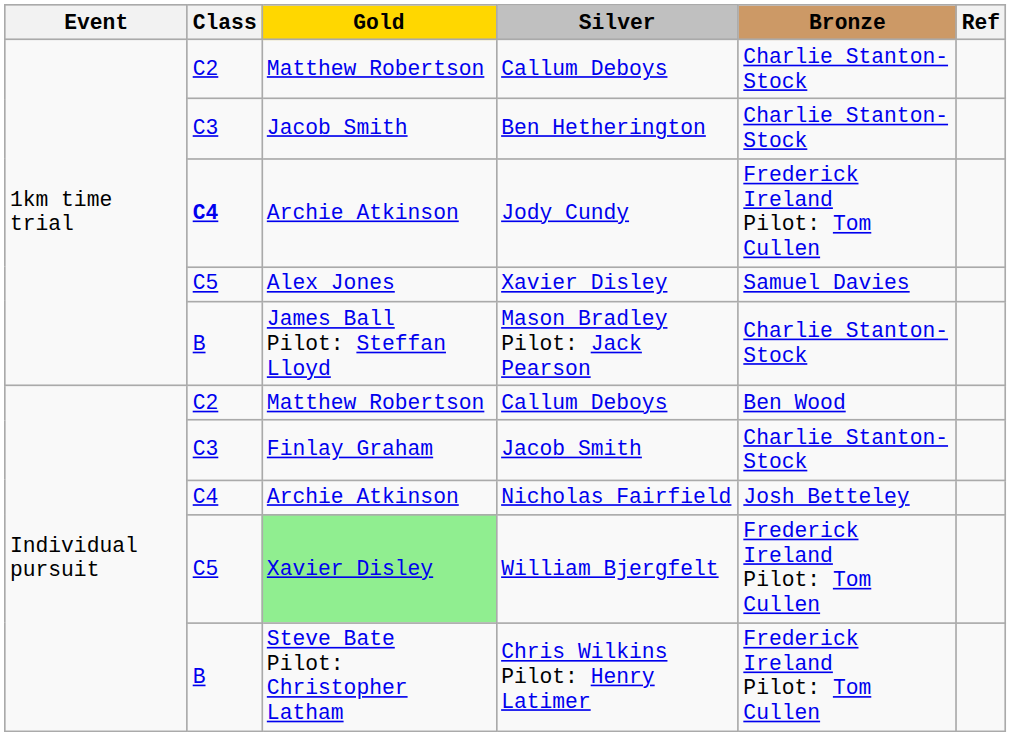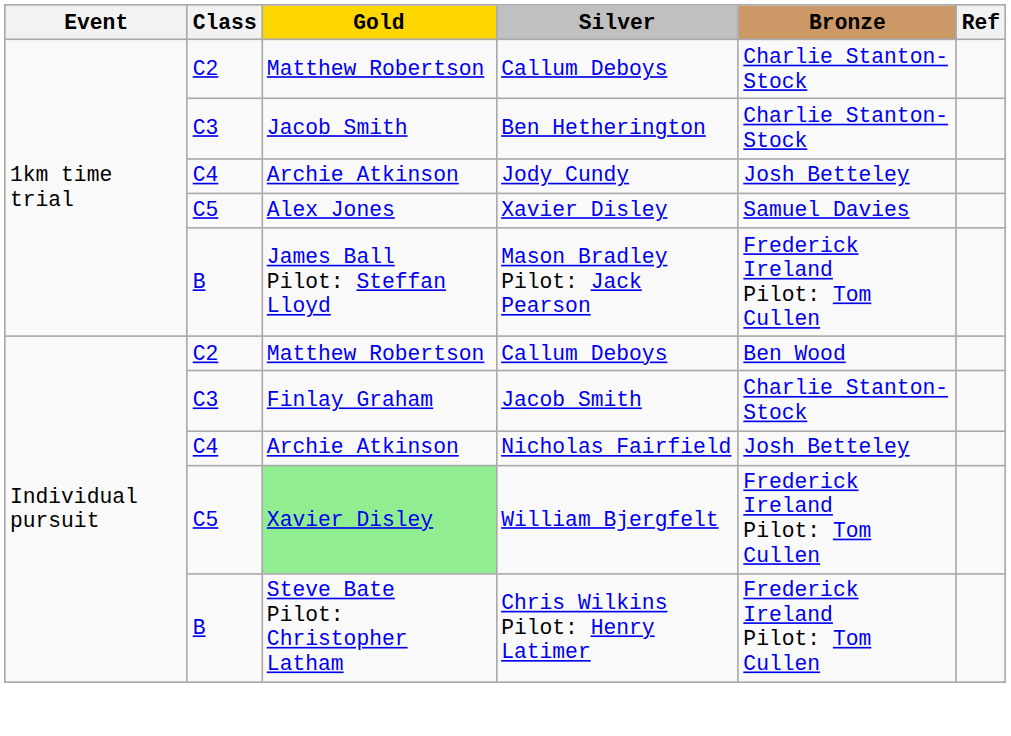(206, 213) bold -> (206, 176) normal
(807, 213) Frederick Ireland Pilot: Tom Cullen -> (826, 176) Josh Betteley
(846, 344) Charlie Stanton-Stock -> (807, 282) Frederick Ireland Pilot: Tom Cullen
